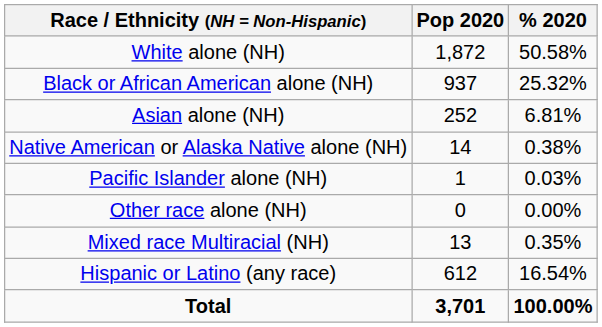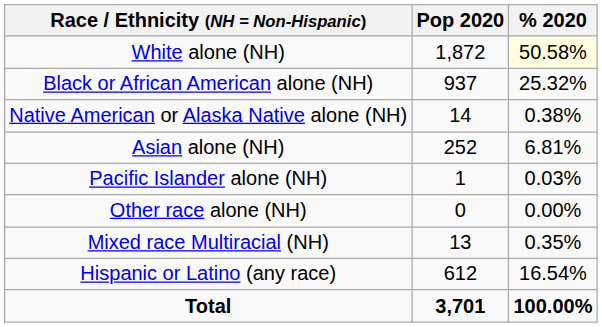(553, 52) no background -> (553, 52) lightyellow background
rows swapped: (208, 147) <-> (208, 115)
